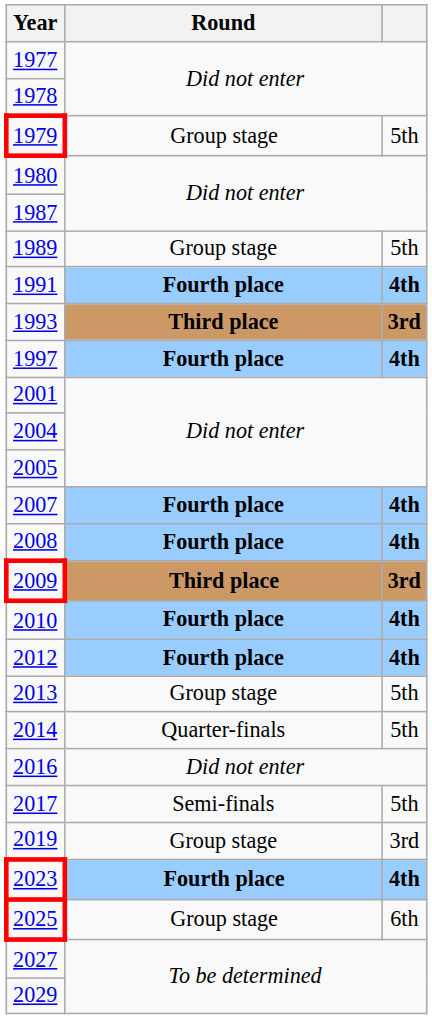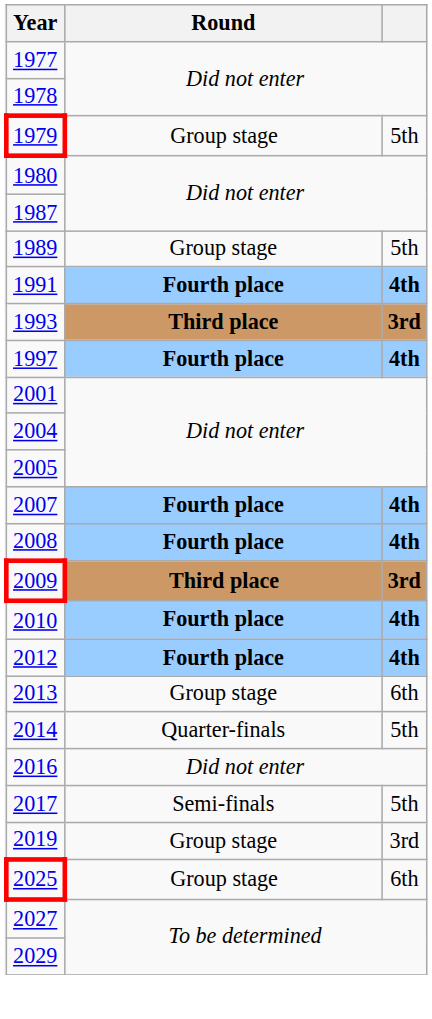(404, 693) 5th -> (404, 693) 6th
- row: (35, 879)
